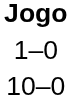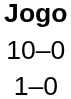rows swapped: (36, 86) <-> (36, 50)
